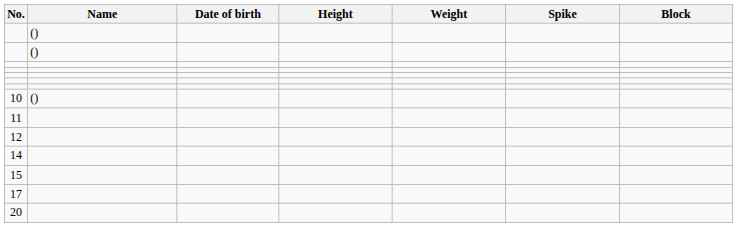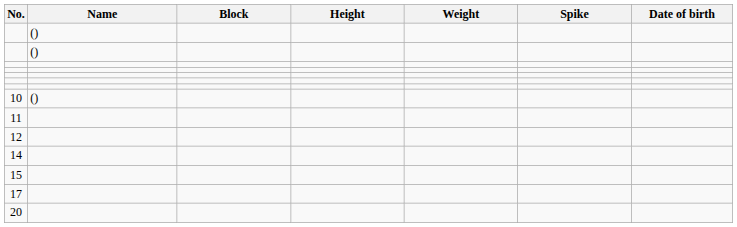columns swapped: (228, 14) <-> (676, 14)
